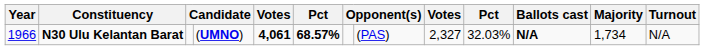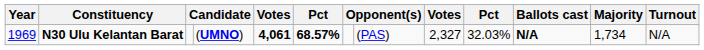(22, 35) 1966 -> (22, 35) 1969
